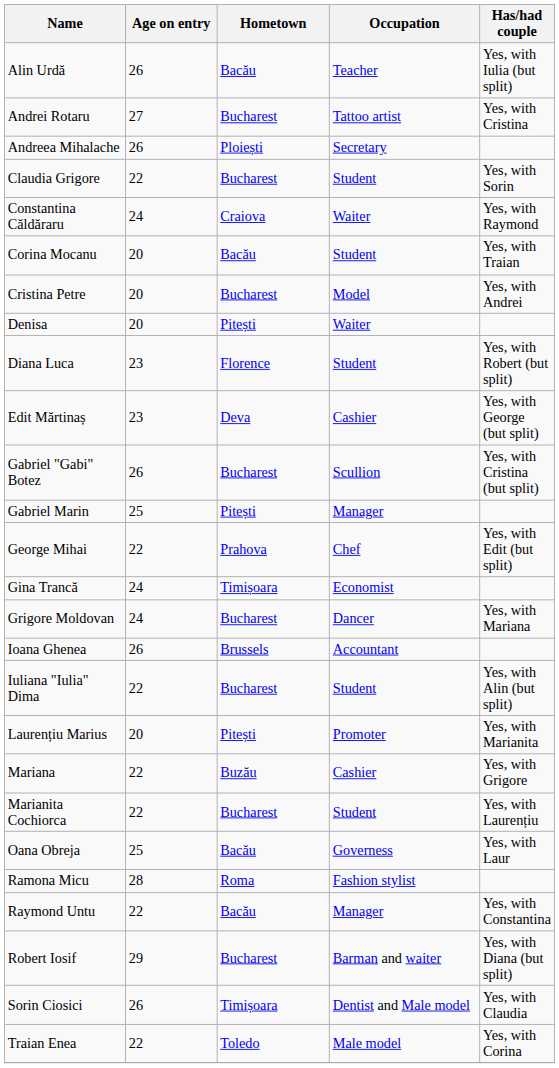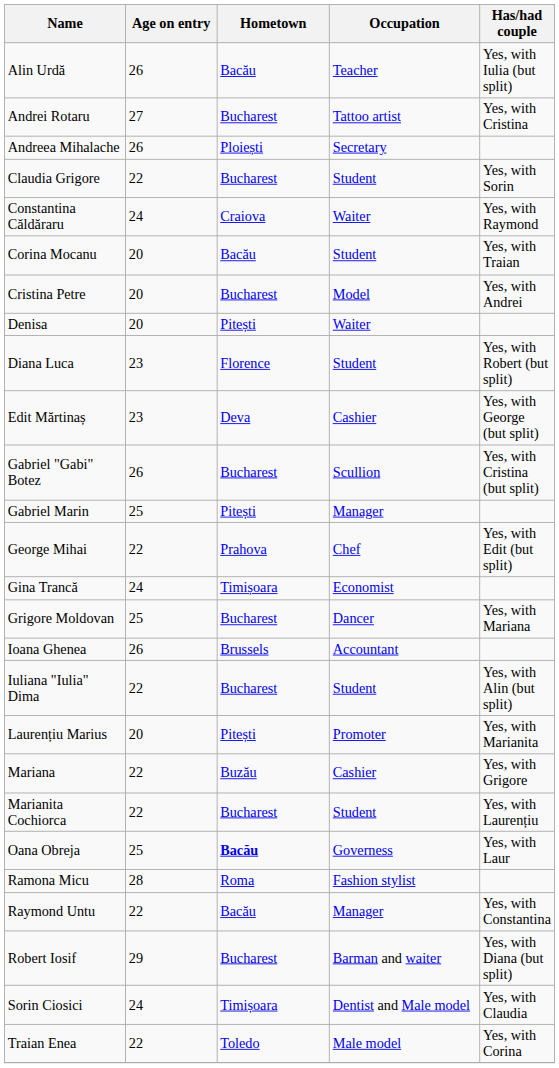(136, 618) 24 -> (136, 618) 25
(238, 850) normal -> (239, 850) bold
(136, 1004) 26 -> (136, 1004) 24
